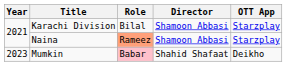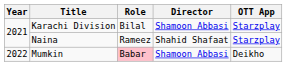(135, 40) lightsalmon background -> (135, 40) no background
(192, 40) Shamoon Abbasi -> (192, 40) Shahid Shafaat
(17, 54) 2023 -> (17, 54) 2022
(192, 54) Shahid Shafaat -> (192, 54) Shamoon Abbasi
